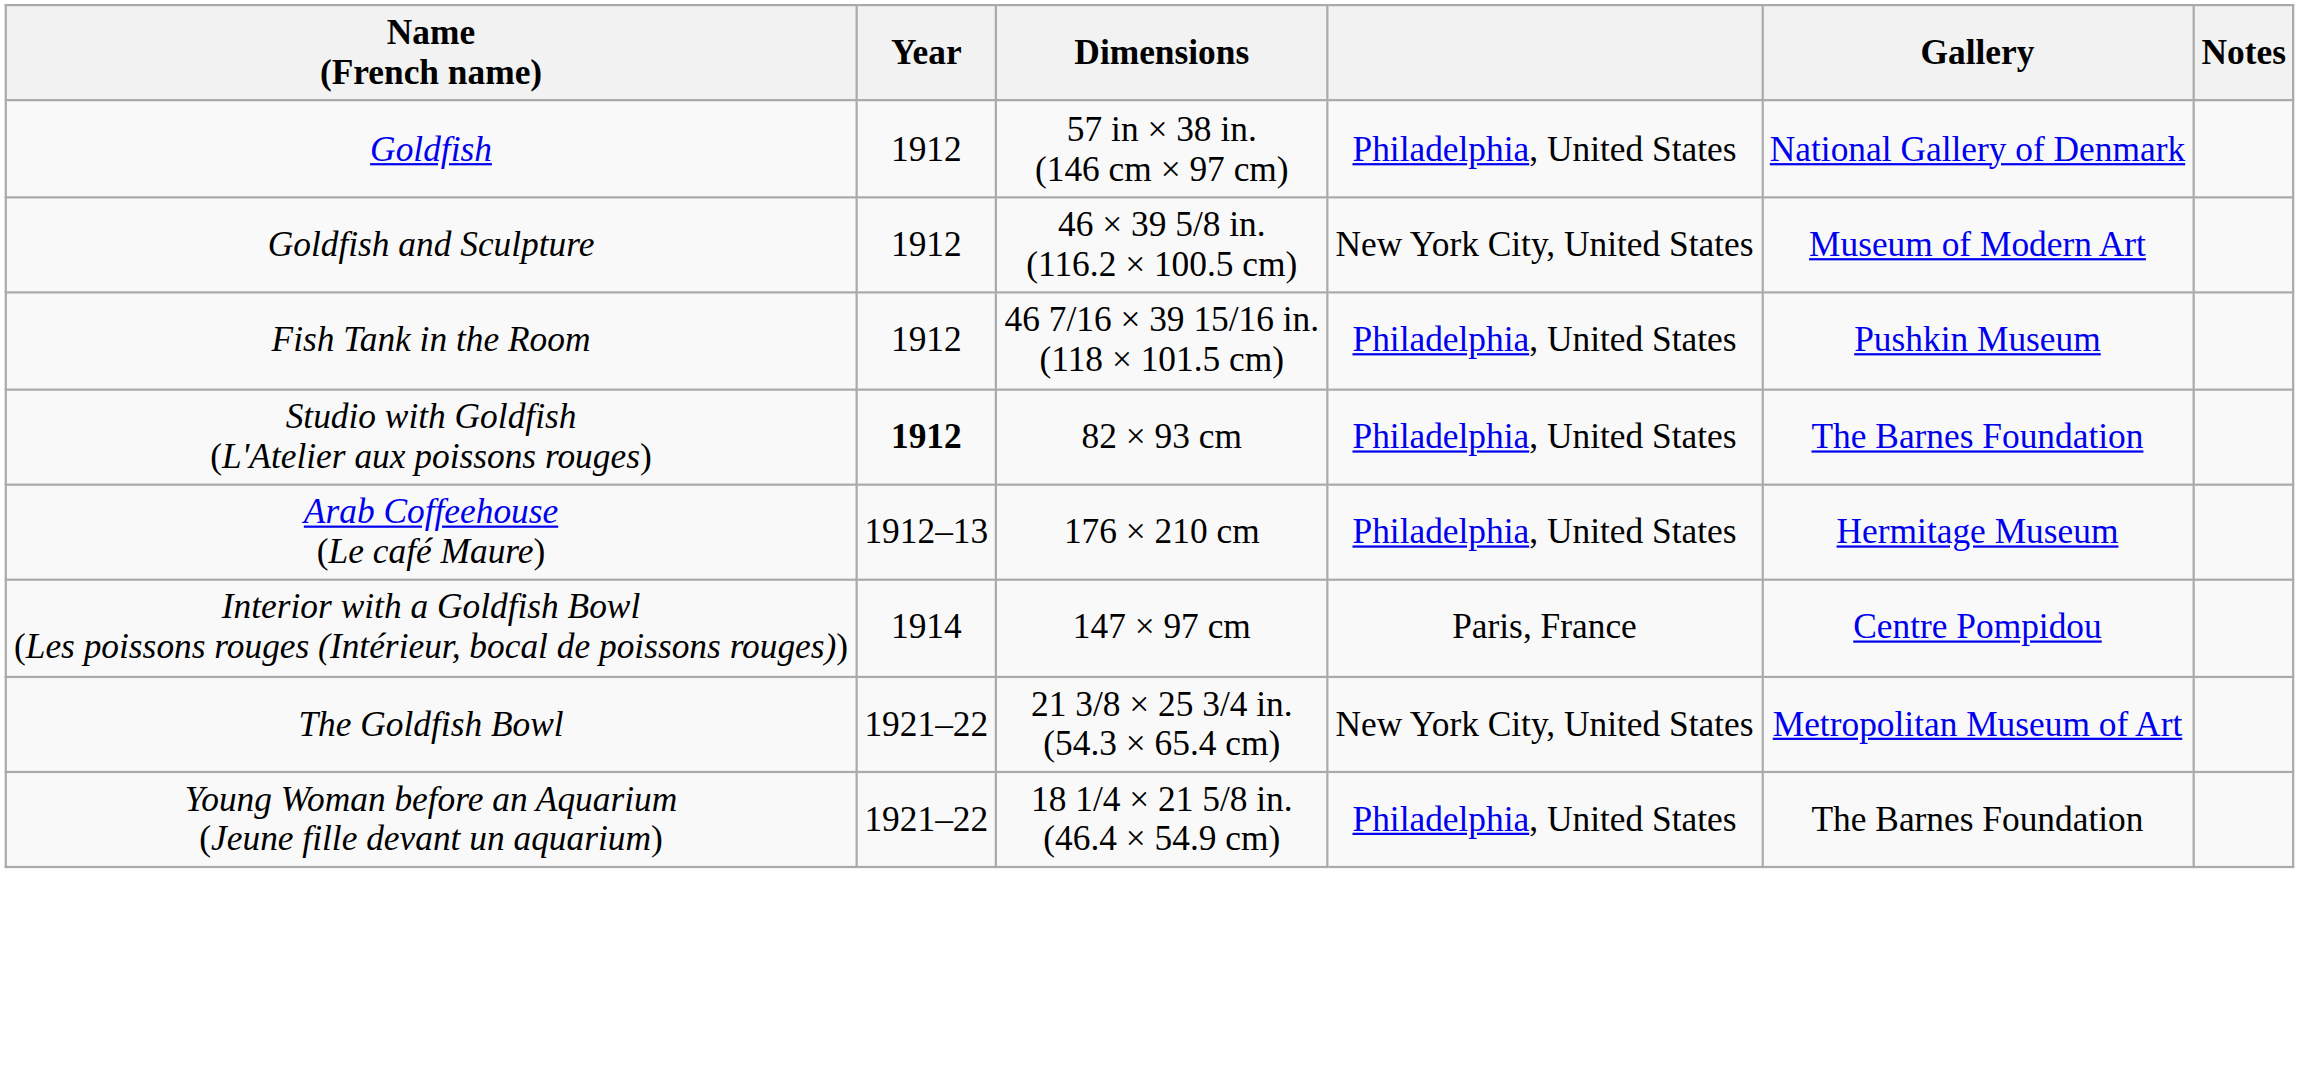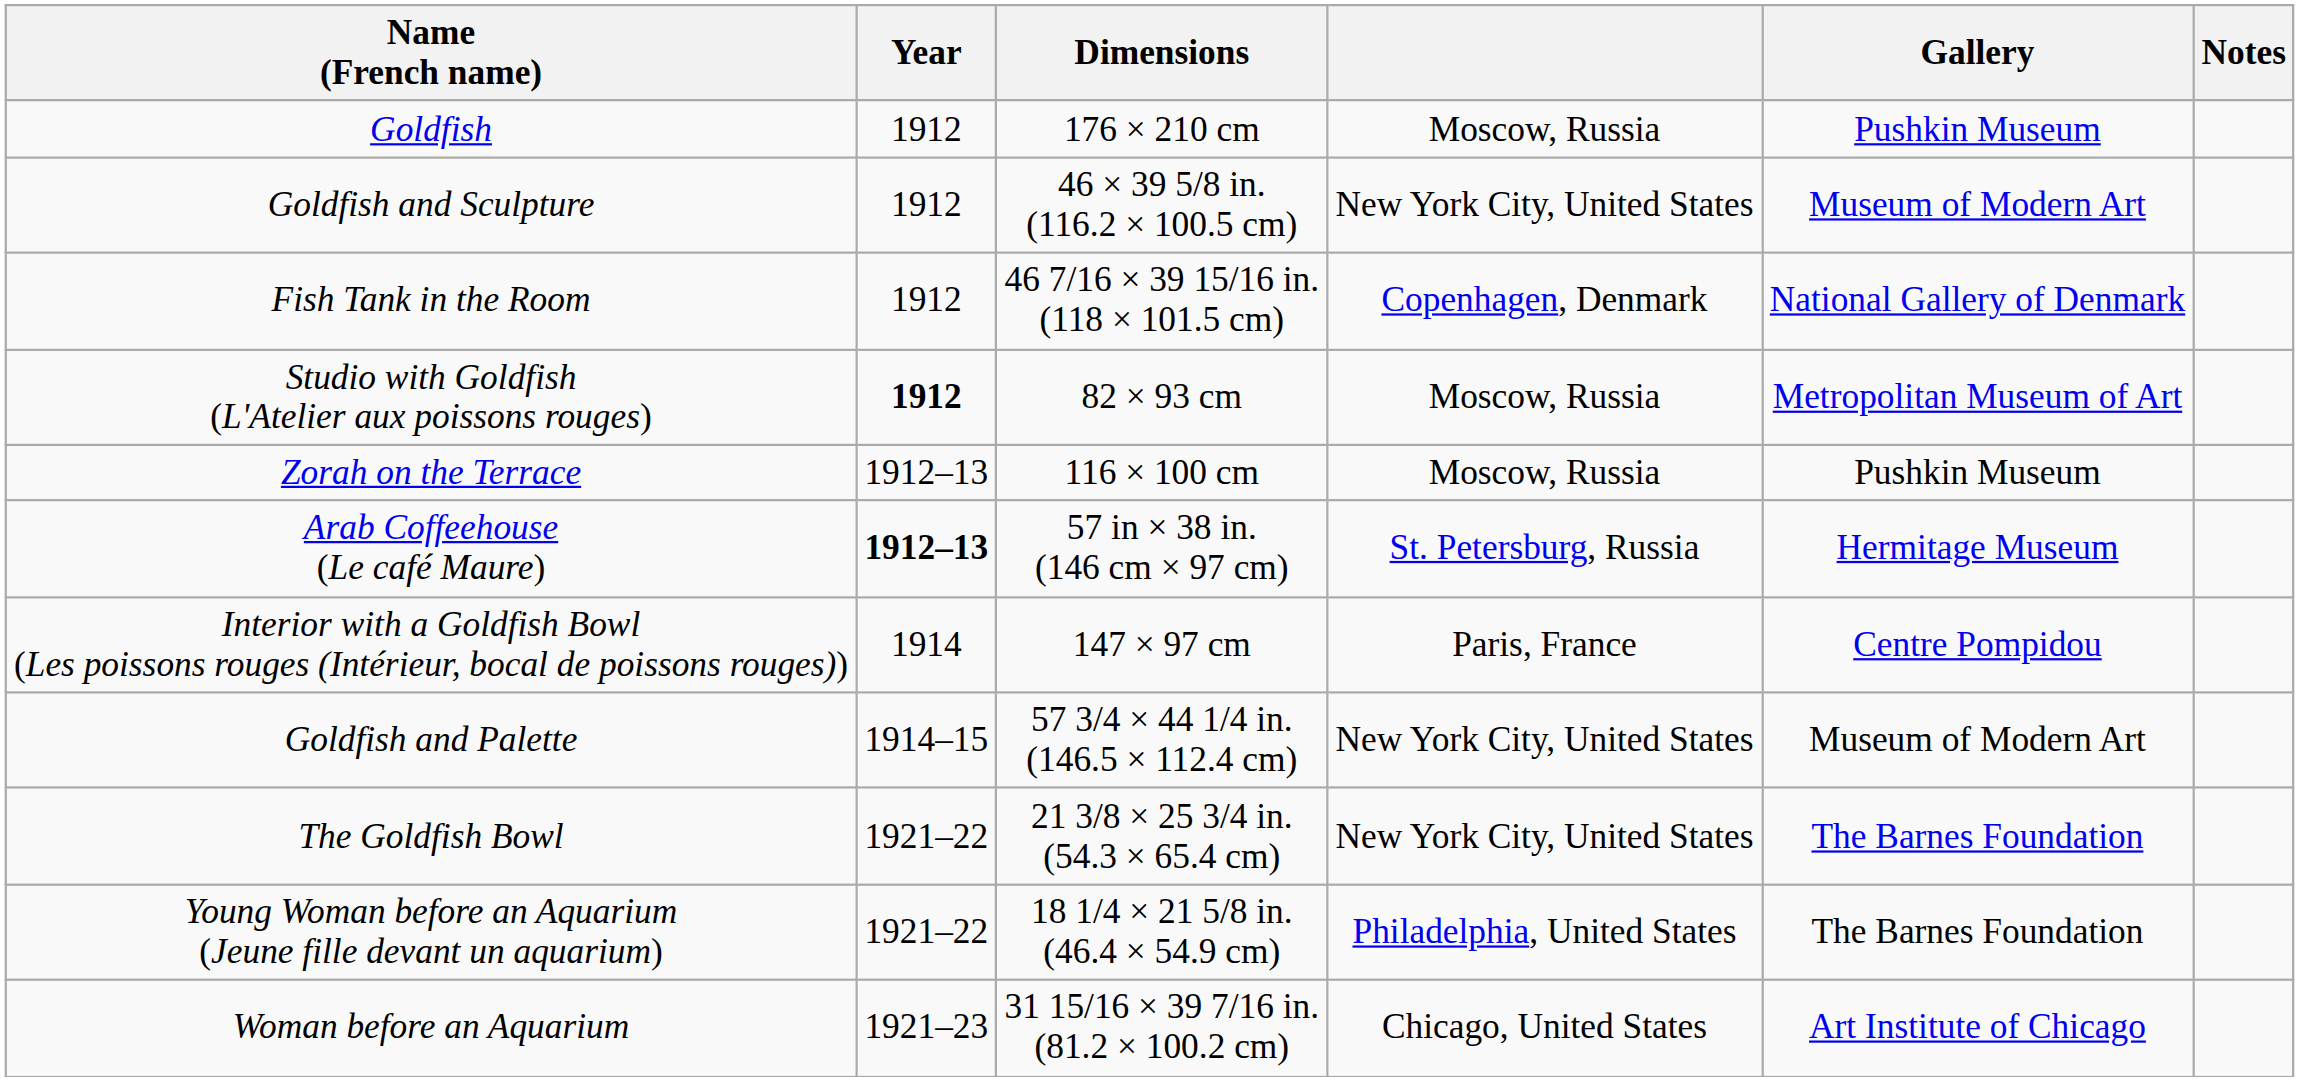(1162, 148) 57 in × 38 in. (146 cm × 97 cm) -> (1162, 128) 176 × 210 cm
(1544, 148) Philadelphia, United States -> (1544, 128) Moscow, Russia
(1977, 148) National Gallery of Denmark -> (1977, 128) Pushkin Museum
(1544, 340) Philadelphia, United States -> (1544, 300) Copenhagen, Denmark
(1977, 340) Pushkin Museum -> (1977, 300) National Gallery of Denmark
(1544, 435) Philadelphia, United States -> (1544, 396) Moscow, Russia
(1977, 435) The Barnes Foundation -> (1977, 396) Metropolitan Museum of Art
+ row: (431, 472)
(926, 531) normal -> (926, 548) bold
(1162, 531) 176 × 210 cm -> (1162, 548) 57 in × 38 in. (146 cm × 97 cm)
(1544, 531) Philadelphia, United States -> (1544, 548) St. Petersburg, Russia
+ row: (431, 739)
(1977, 723) Metropolitan Museum of Art -> (1977, 835) The Barnes Foundation
+ row: (431, 1027)
